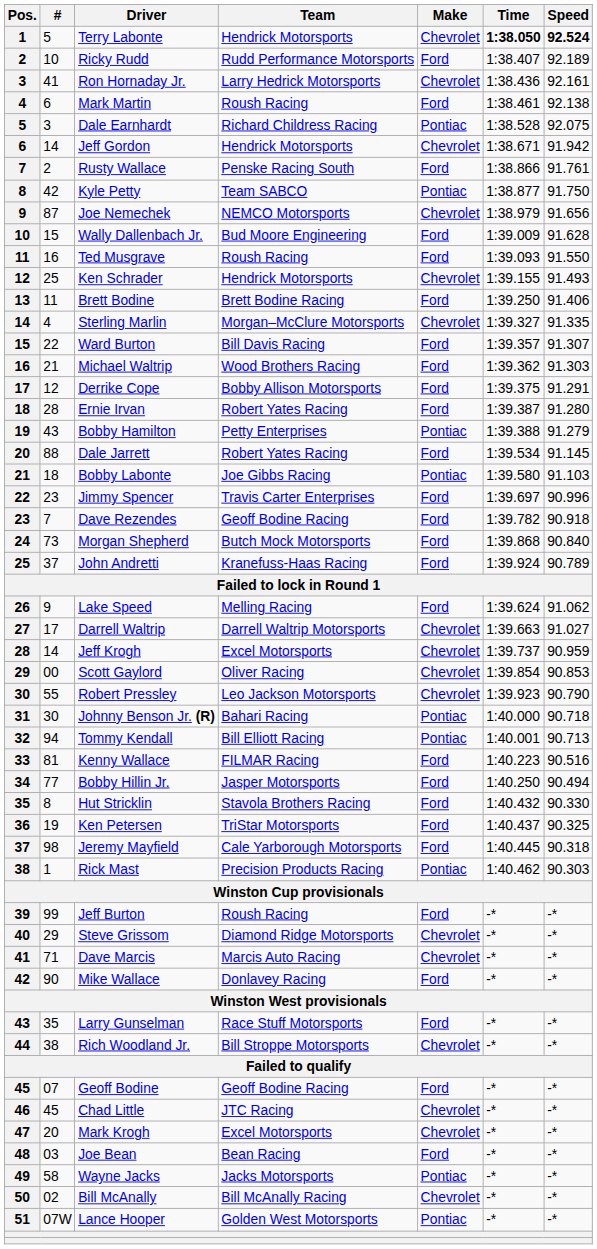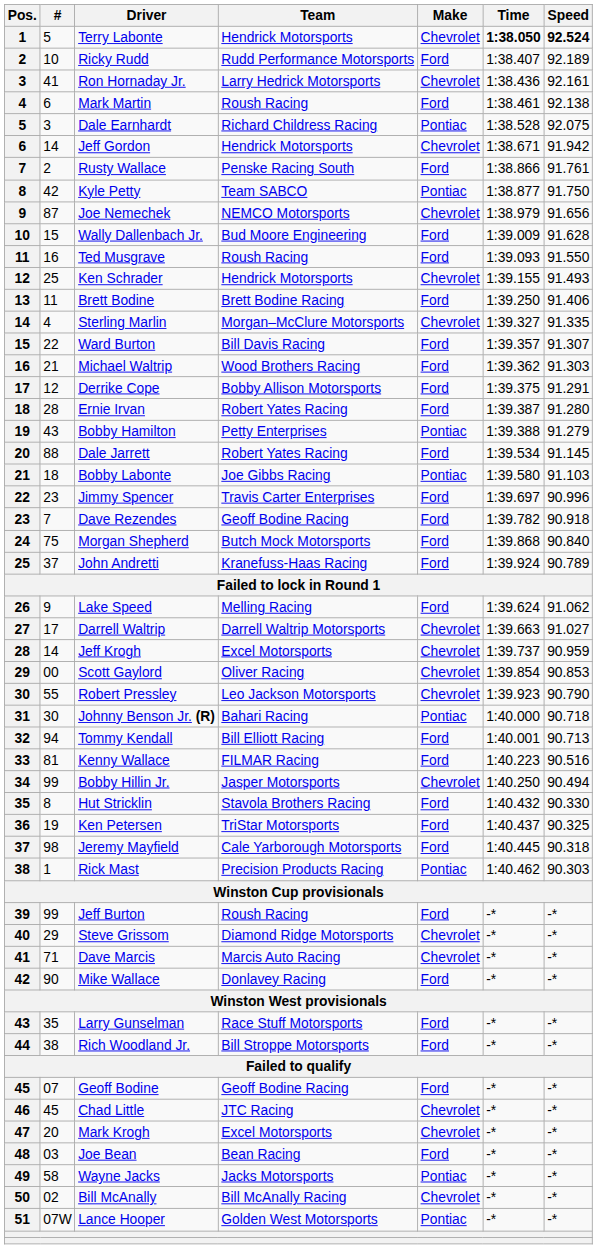(51, 541) 73 -> (51, 541) 75
(444, 738) Pontiac -> (435, 738) Ford
(51, 782) 77 -> (51, 782) 99
(435, 782) Ford -> (450, 782) Chevrolet
(450, 1045) Chevrolet -> (435, 1045) Ford
